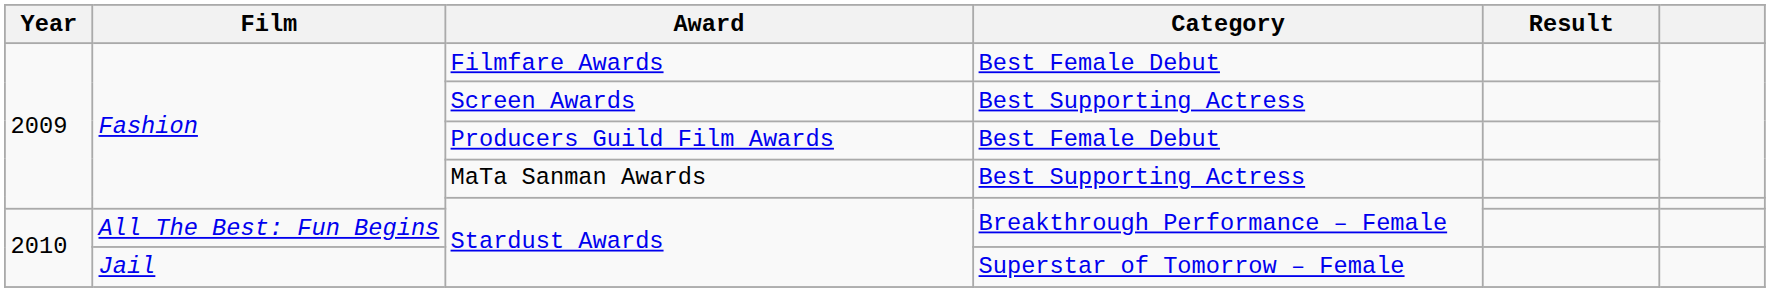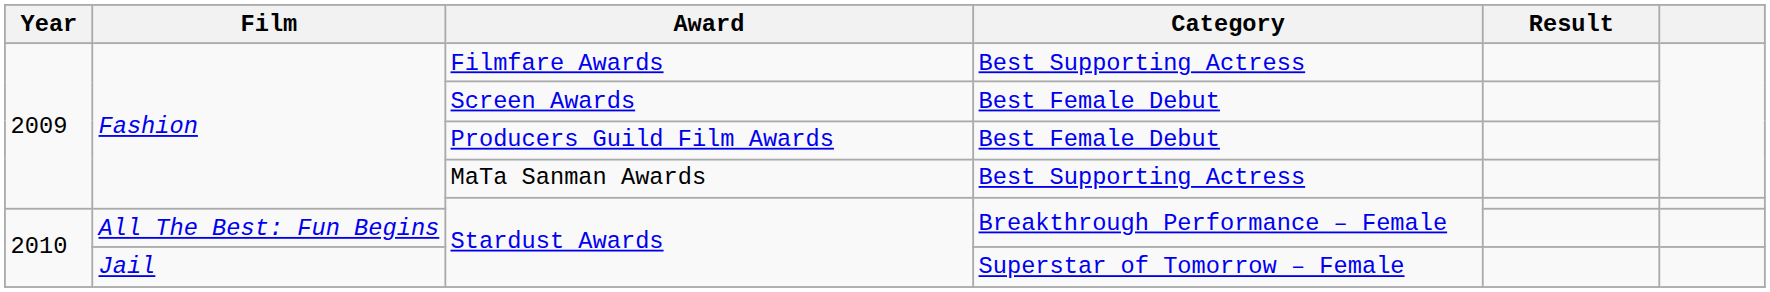(1099, 63) Best Female Debut -> (1142, 63) Best Supporting Actress
(1142, 101) Best Supporting Actress -> (1099, 101) Best Female Debut
